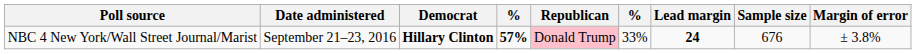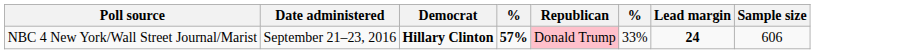- column: (860, 15)
(772, 37) 676 -> (772, 37) 606
